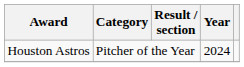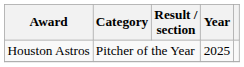(217, 51) 2024 -> (217, 51) 2025
